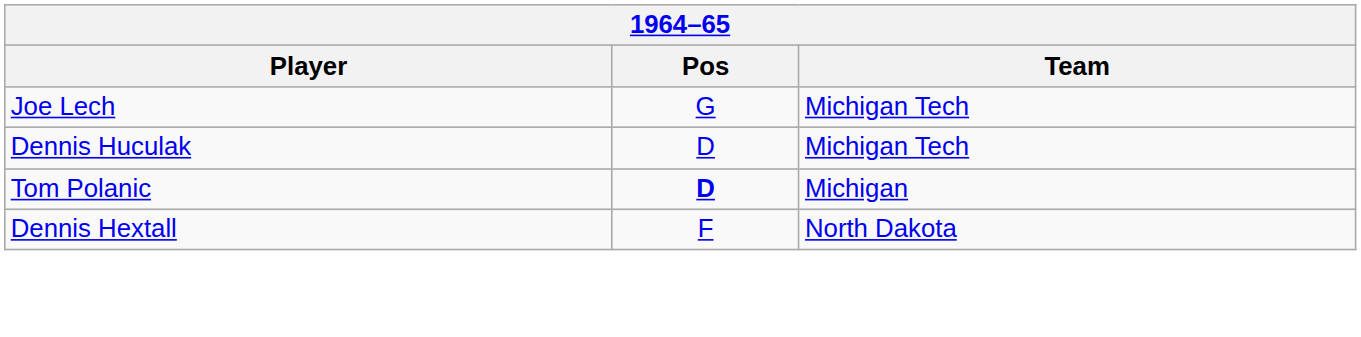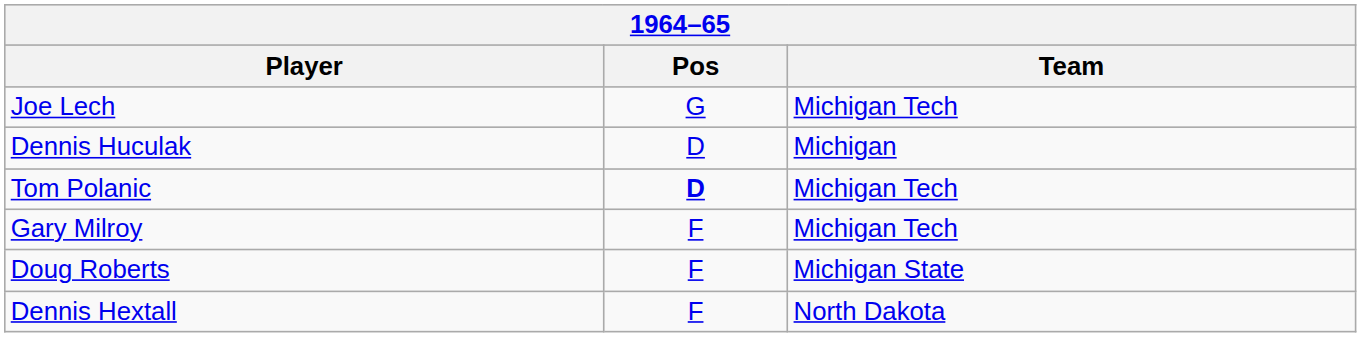(887, 147) Michigan Tech -> (845, 147) Michigan
(856, 188) Michigan -> (876, 188) Michigan Tech
+ row: (77, 229)
+ row: (90, 270)
